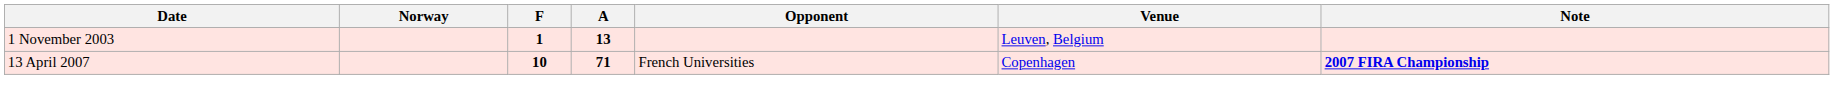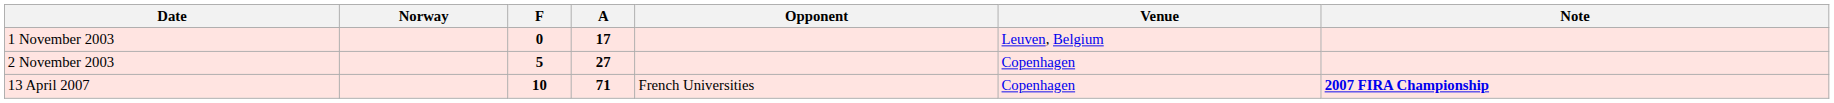(539, 39) 1 -> (539, 39) 0
(603, 39) 13 -> (603, 39) 17
+ row: (61, 62)
